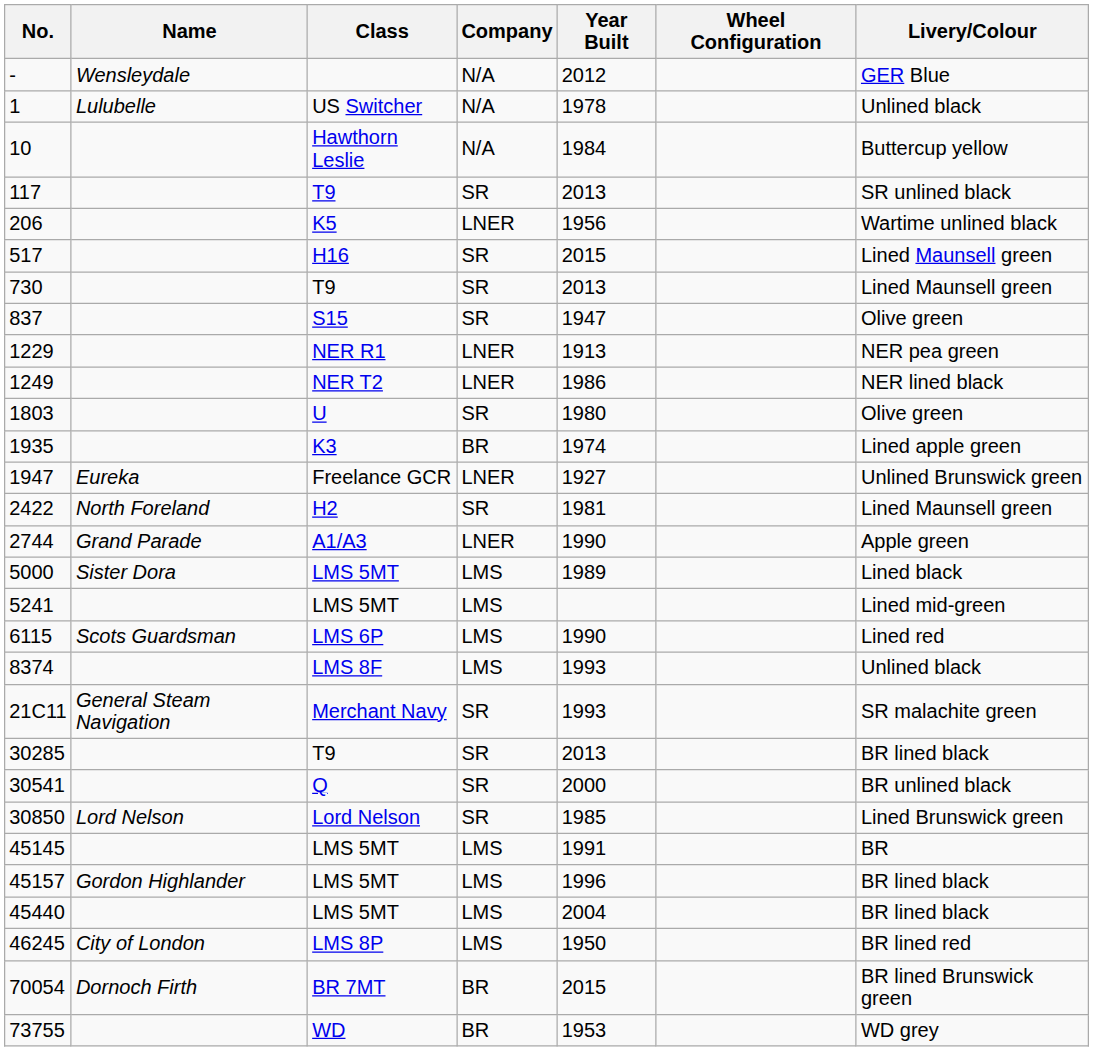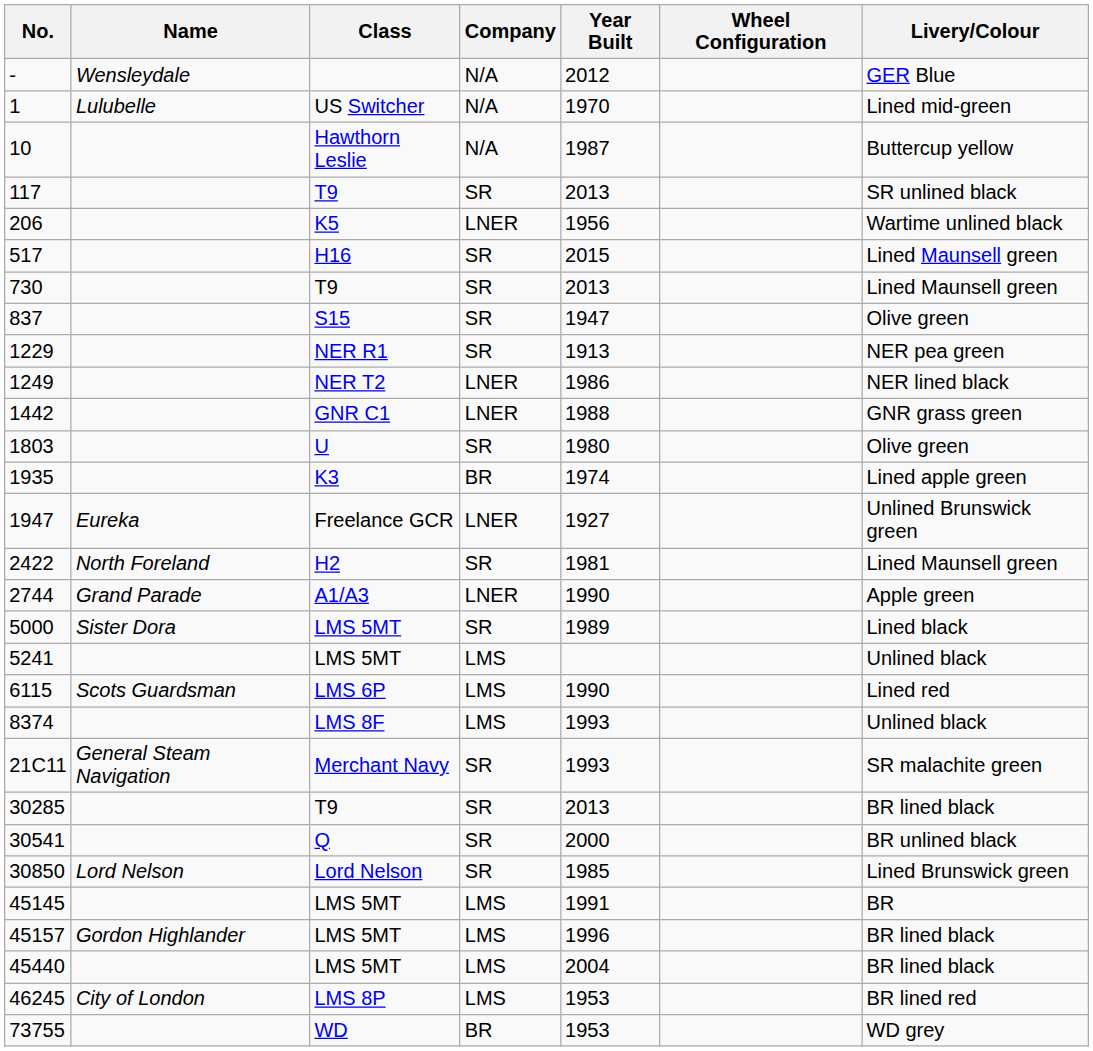(584, 106) 1978 -> (587, 106) 1970
(921, 106) Unlined black -> (939, 106) Lined mid-green
(584, 149) 1984 -> (587, 149) 1987
(488, 350) LNER -> (479, 350) SR
+ row: (31, 414)
(482, 572) LMS -> (479, 627) SR
(933, 604) Lined mid-green -> (927, 658) Unlined black
(584, 944) 1950 -> (587, 998) 1953
- row: (37, 987)
